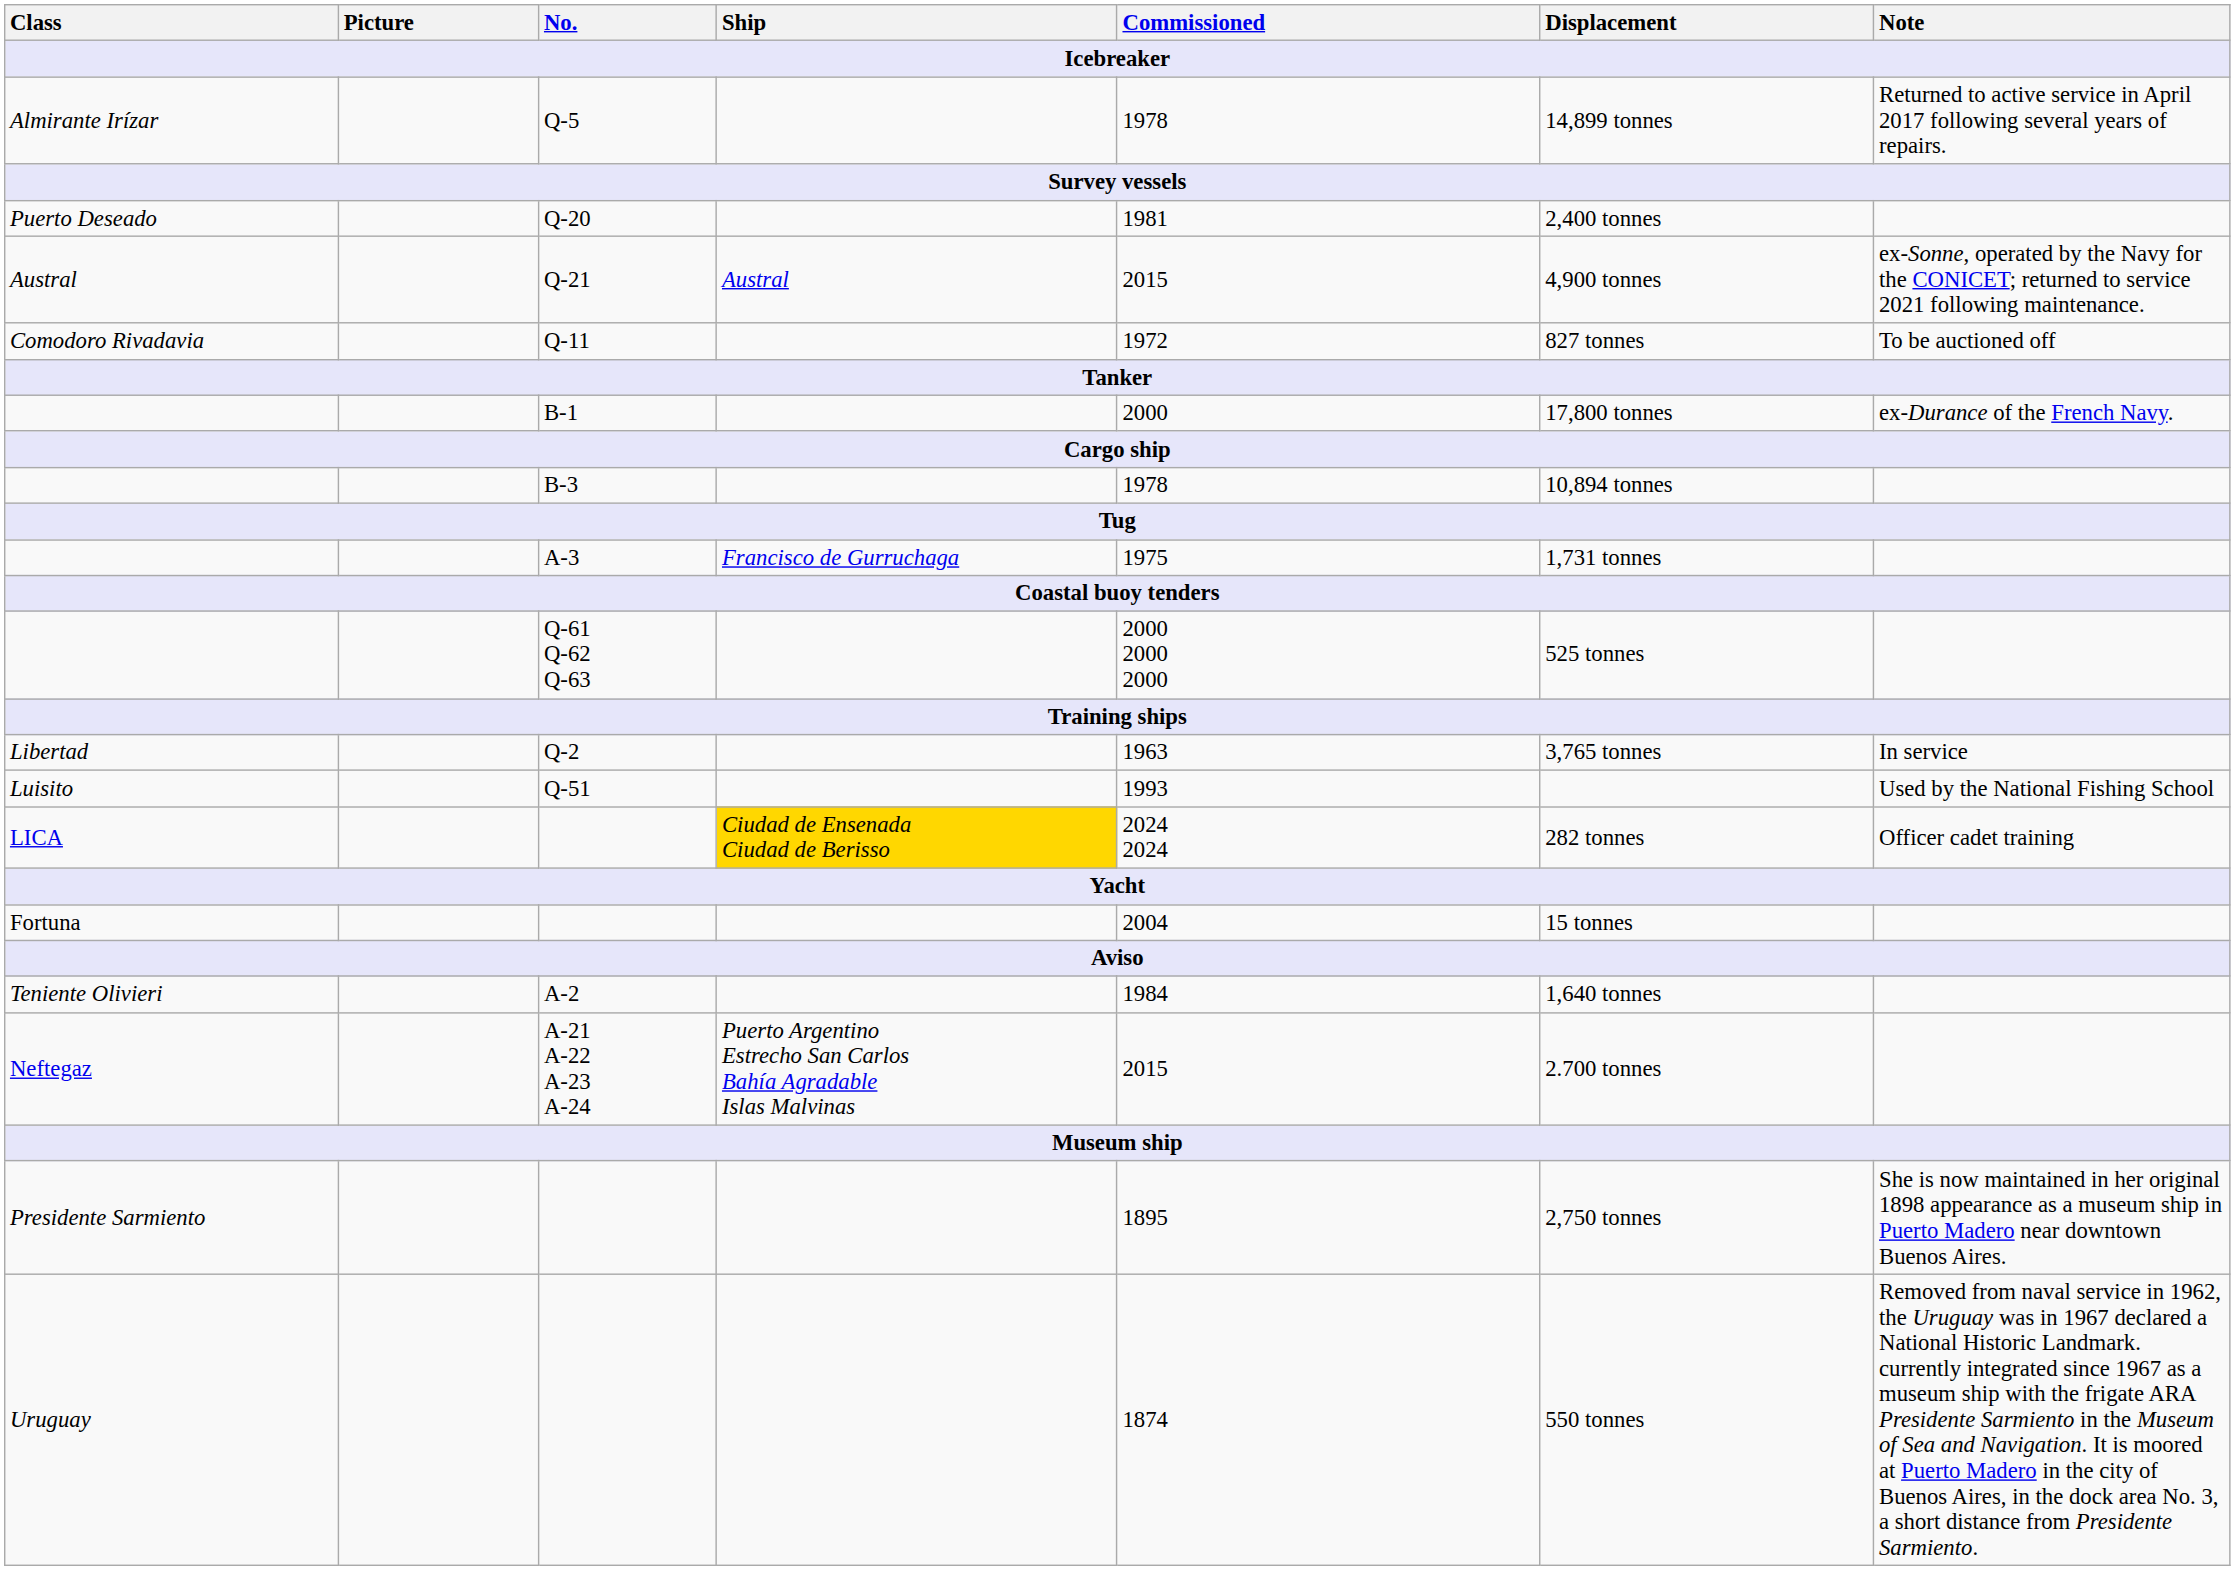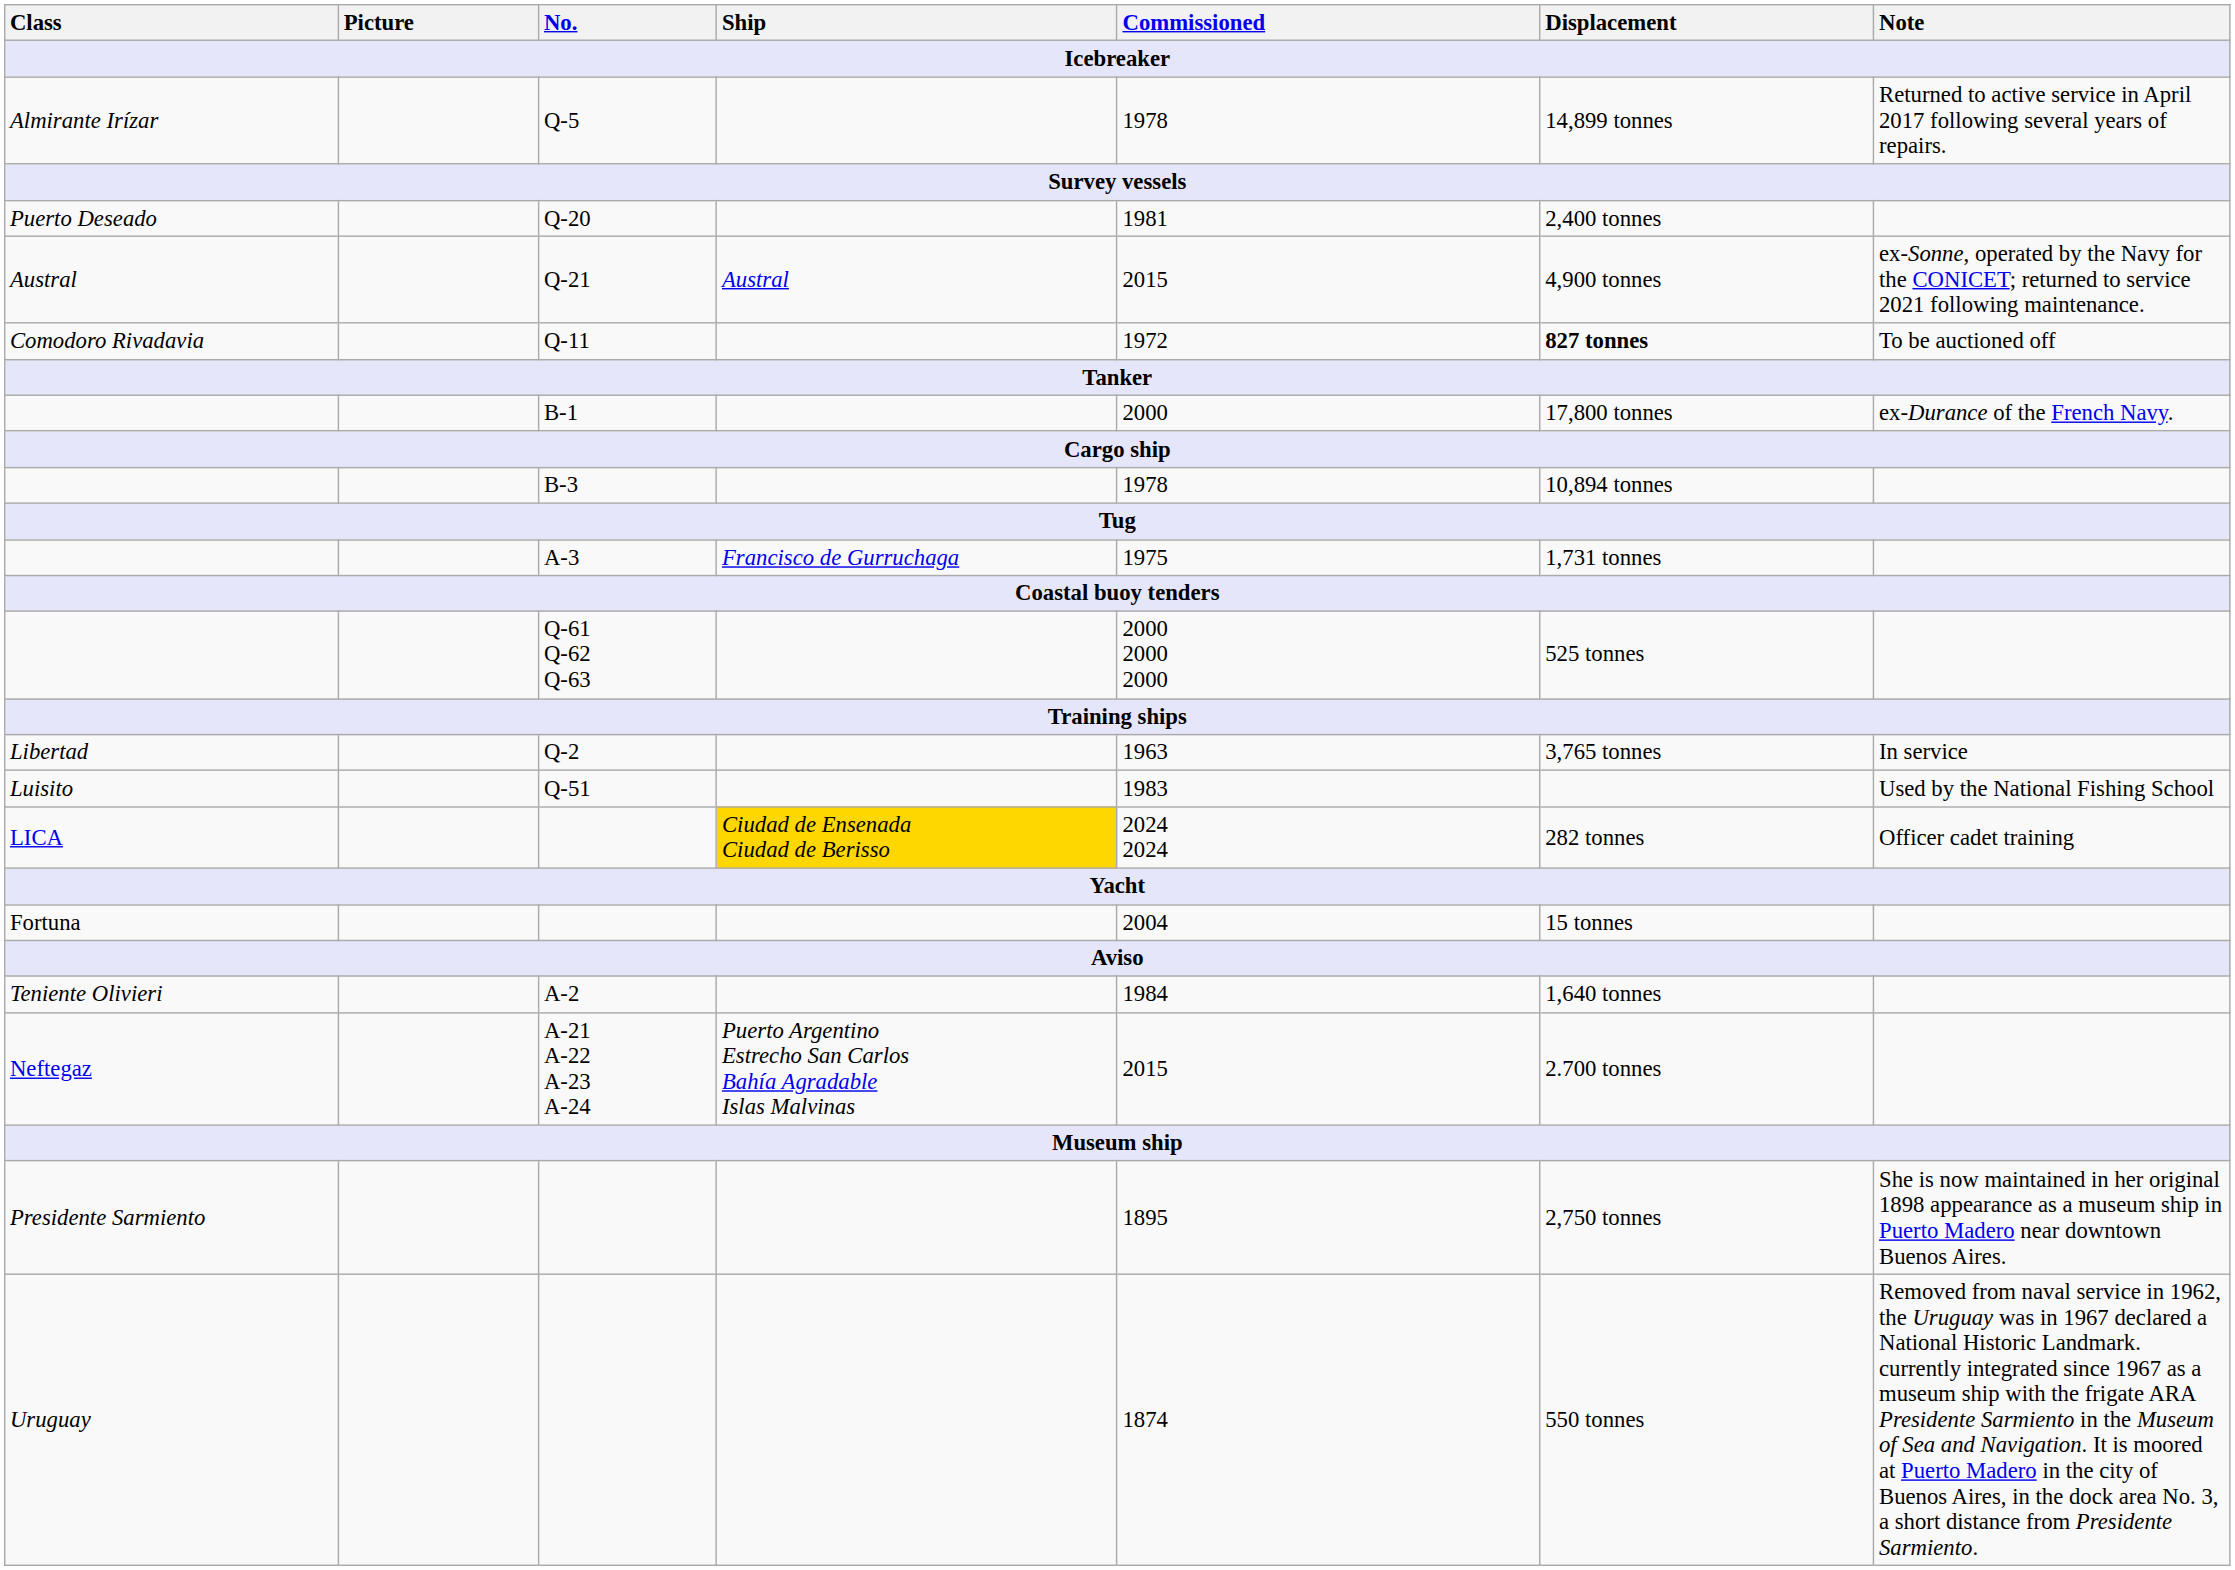(1595, 340) normal -> (1597, 340) bold
(1145, 788) 1993 -> (1145, 788) 1983
